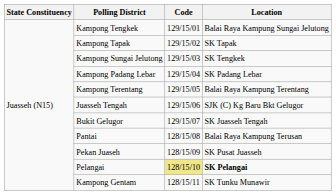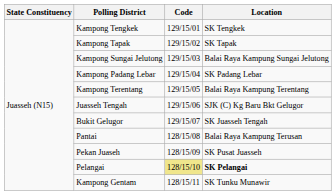(267, 28) Balai Raya Kampung Sungai Jelutong -> (225, 28) SK Tengkek
(225, 59) SK Tengkek -> (267, 59) Balai Raya Kampung Sungai Jelutong
